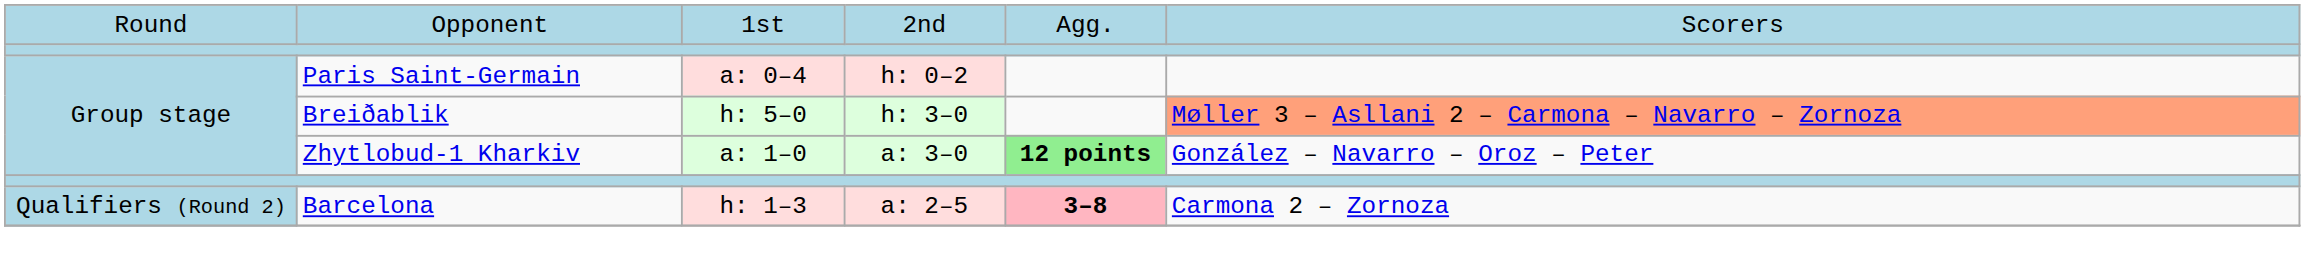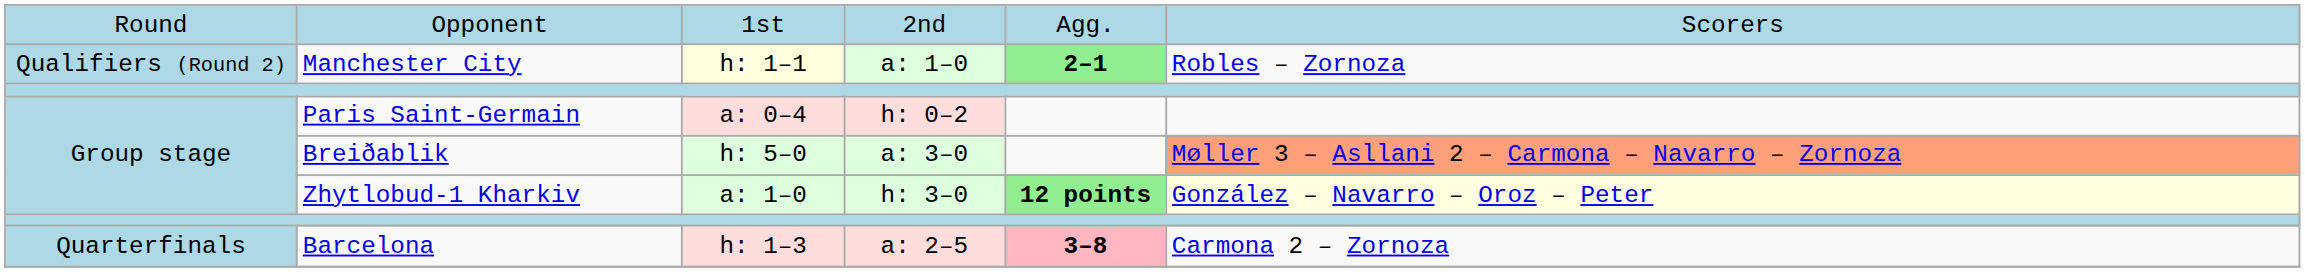+ row: (412, 64)
(924, 116) h: 3–0 -> (924, 155) a: 3–0
(924, 155) a: 3–0 -> (924, 195) h: 3–0
(1413, 155) no background -> (1413, 195) lightyellow background
(151, 206) Qualifiers (Round 2) -> (151, 246) Quarterfinals
